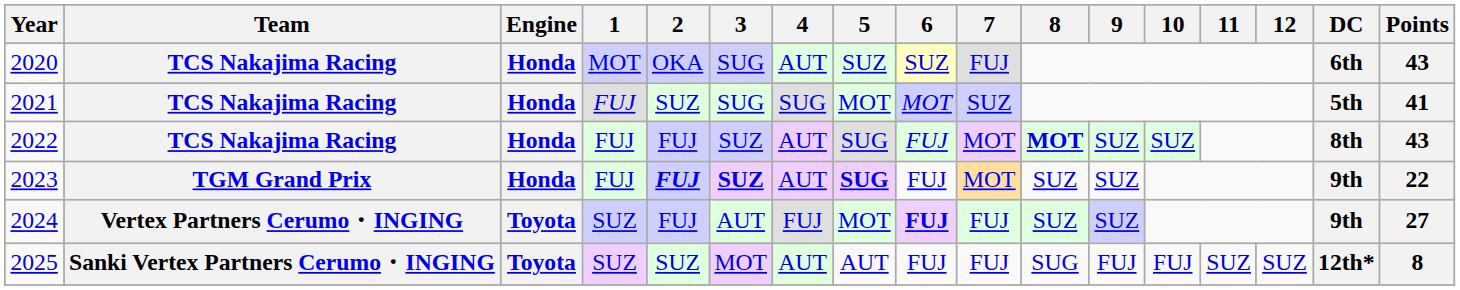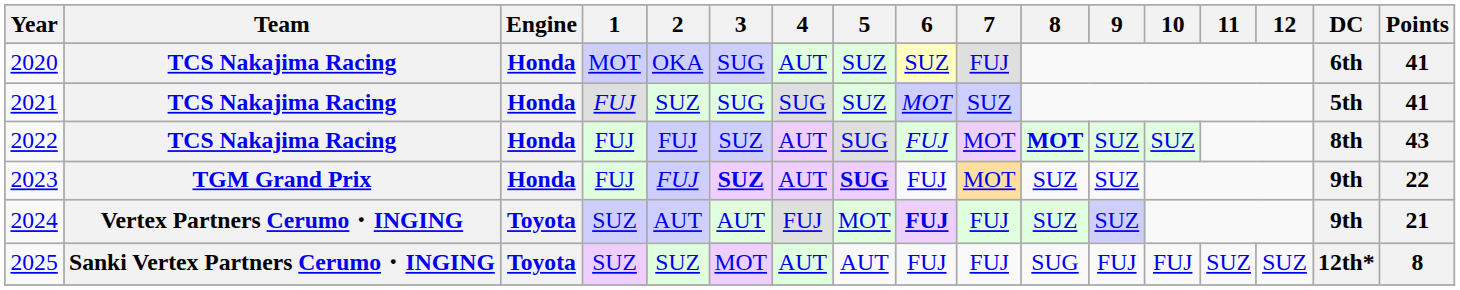(1417, 62) 43 -> (1417, 62) 41
(864, 101) MOT -> (864, 101) SUZ
(678, 179) bold -> (678, 179) normal
(678, 220) FUJ -> (678, 220) AUT
(1417, 220) 27 -> (1417, 220) 21
